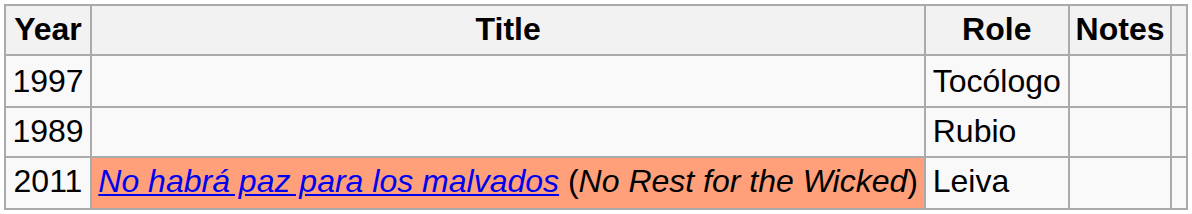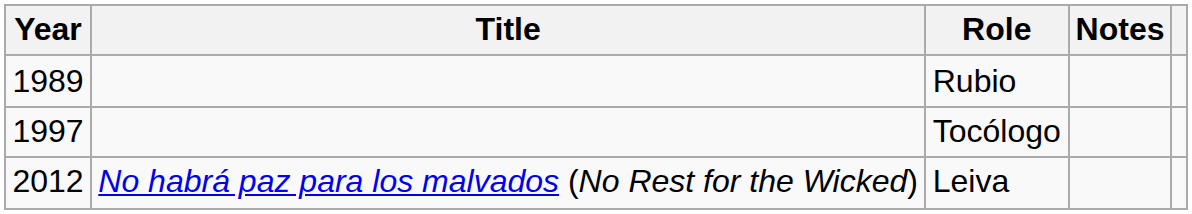rows swapped: (975, 131) <-> (997, 80)
(48, 182) 2011 -> (48, 182) 2012
(508, 182) lightsalmon background -> (508, 182) no background
